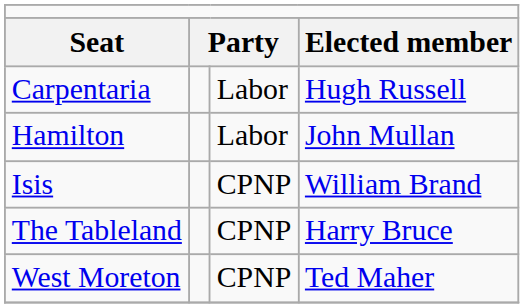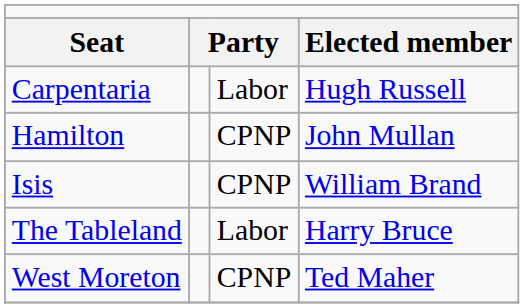(252, 136) Labor -> (254, 136) CPNP
(254, 230) CPNP -> (252, 230) Labor
